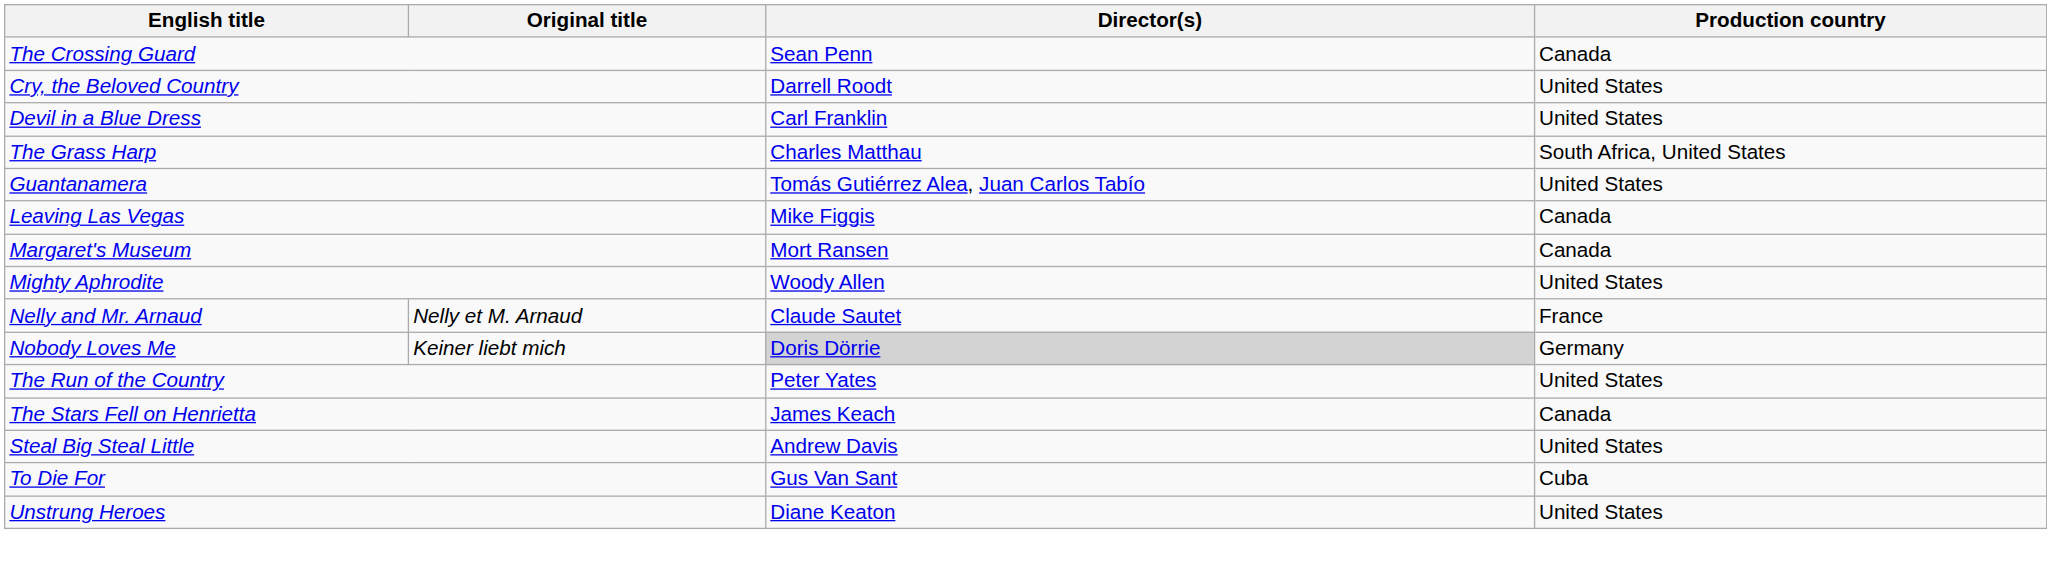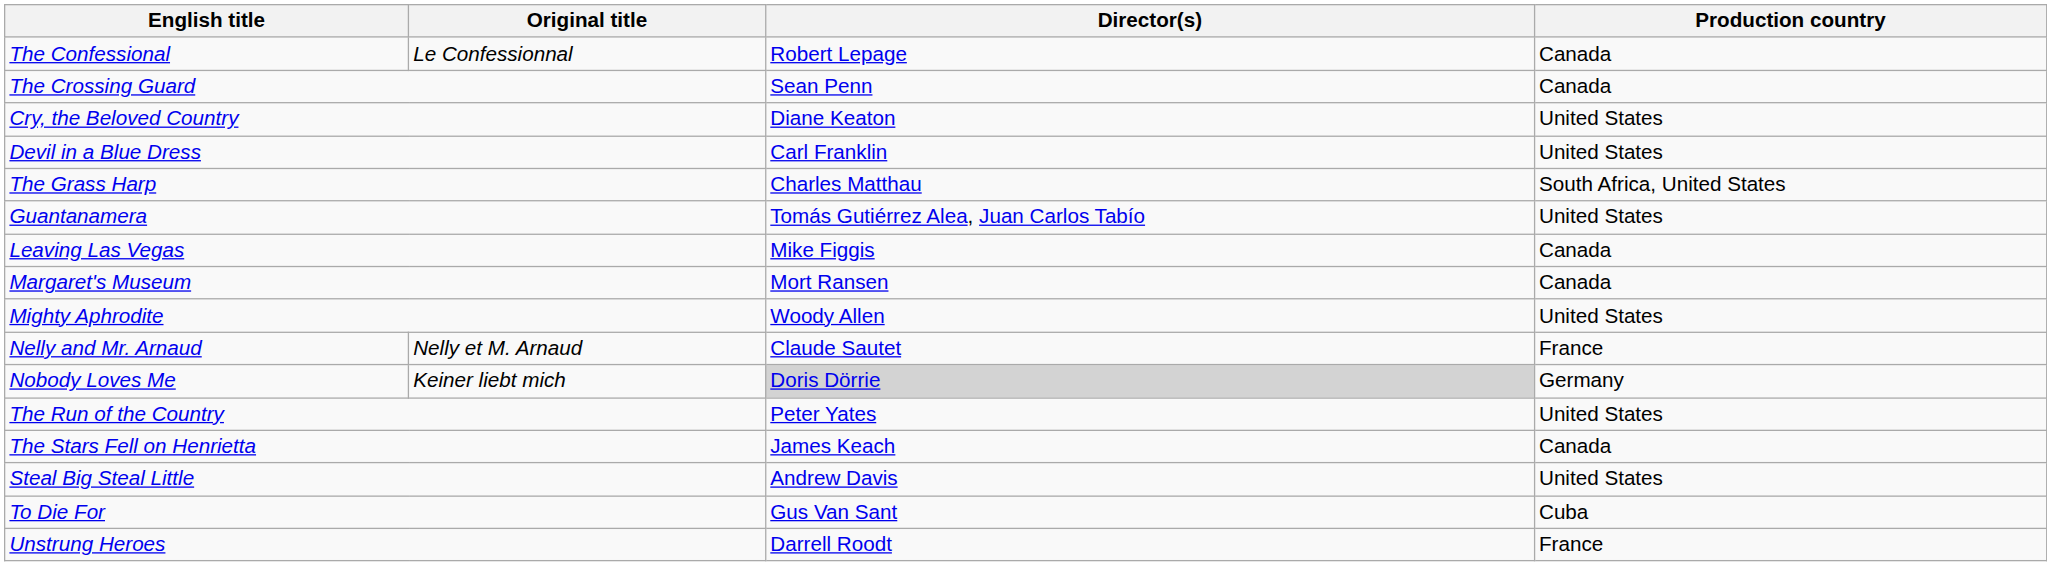+ row: (90, 53)
(831, 86) Darrell Roodt -> (833, 119) Diane Keaton
(833, 511) Diane Keaton -> (831, 544) Darrell Roodt
(1601, 511) United States -> (1571, 544) France
